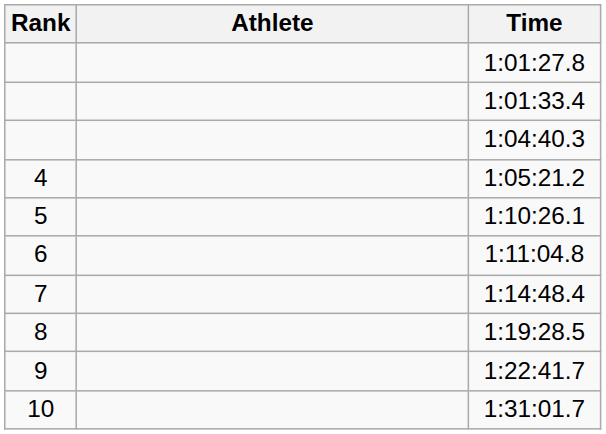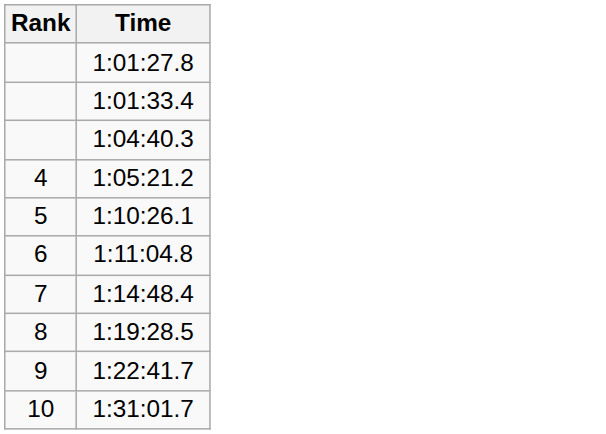- column: (272, 23)
